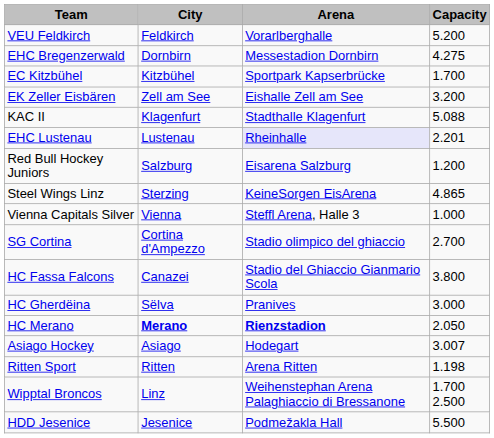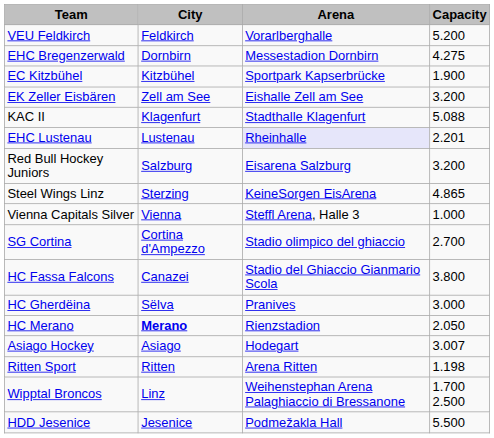(449, 76) 1.700 -> (449, 76) 1.900
(449, 165) 1.200 -> (449, 165) 3.200
(285, 325) bold -> (283, 325) normal
